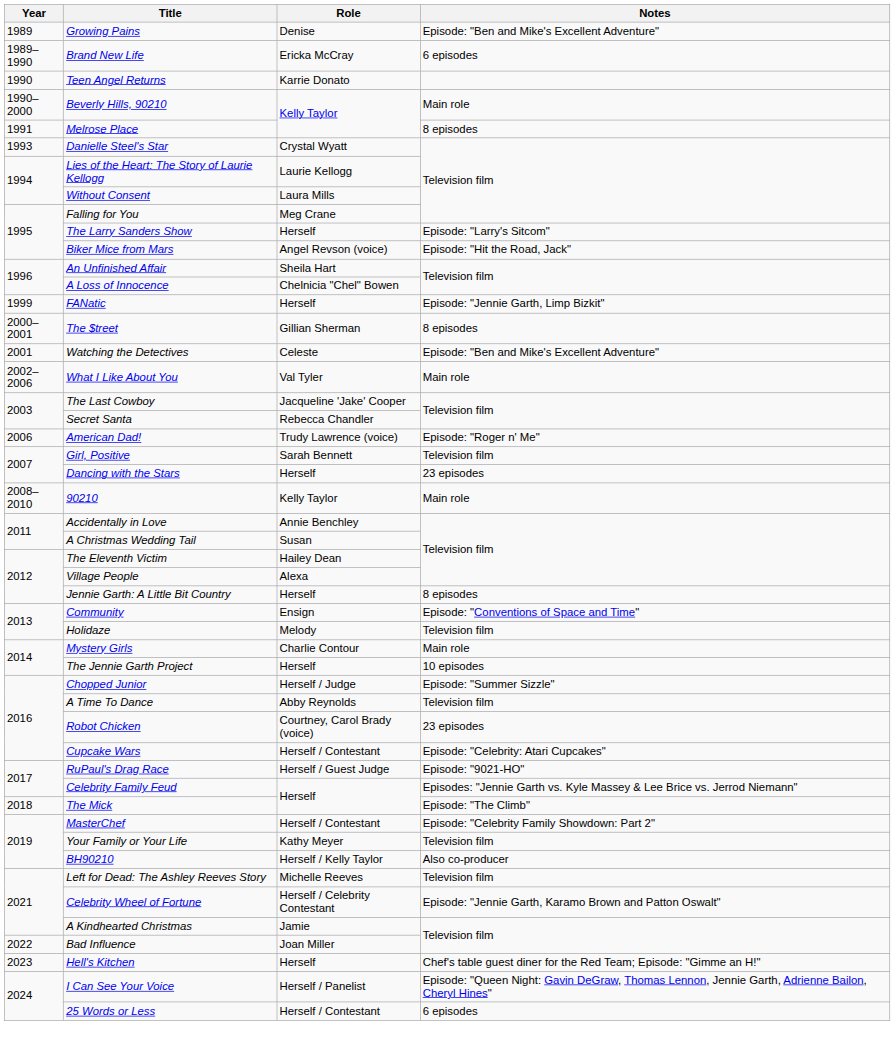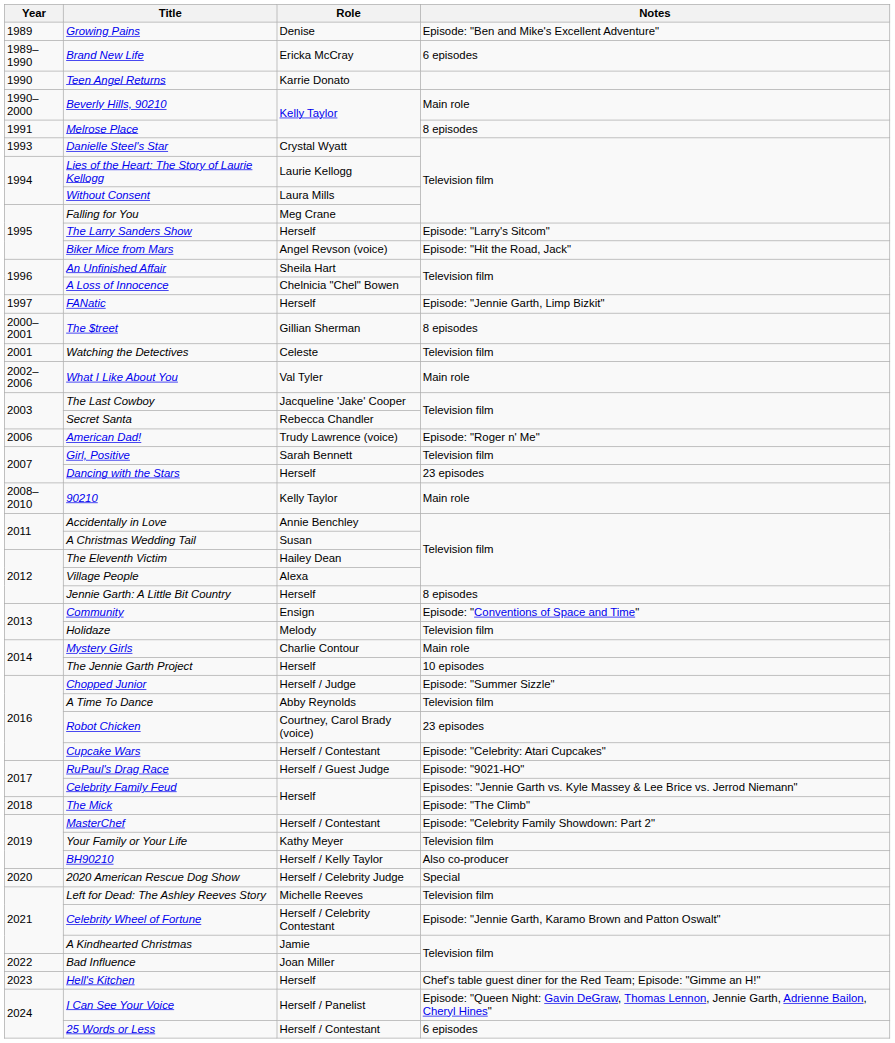(20, 304) 1999 -> (20, 304) 1997
(541, 352) Episode: "Ben and Mike's Excellent Adventure" -> (458, 352) Television film
+ row: (153, 877)
